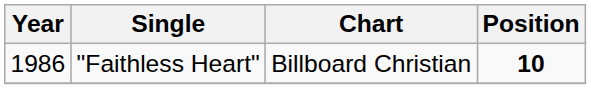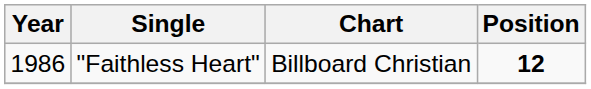(531, 63) 10 -> (531, 63) 12
